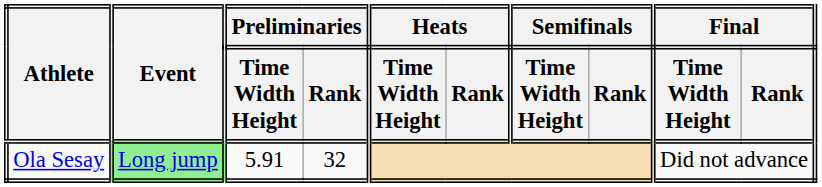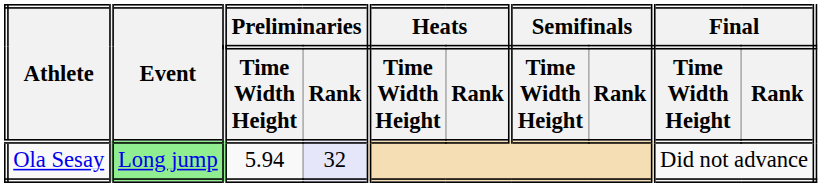(264, 160) 5.91 -> (264, 160) 5.94
(335, 160) no background -> (335, 160) lavender background
